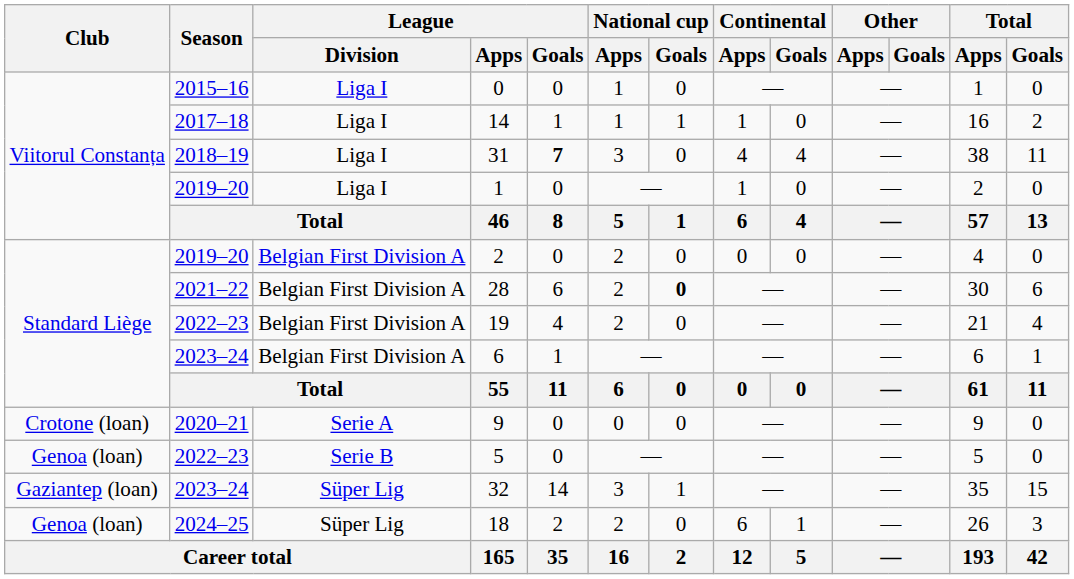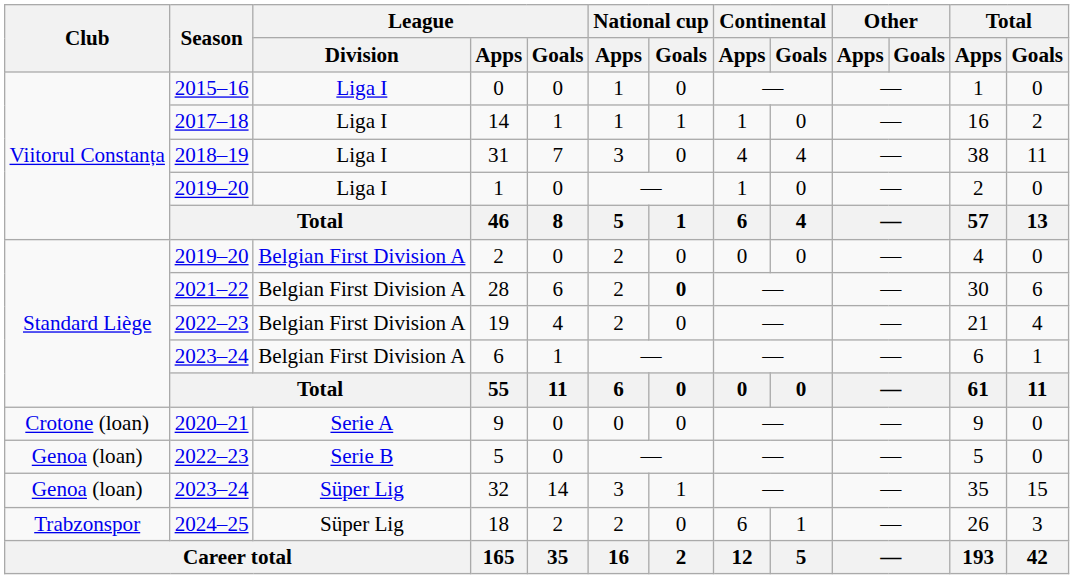(558, 155) bold -> (558, 155) normal
(87, 490) Gaziantep (loan) -> (87, 490) Genoa (loan)
(87, 523) Genoa (loan) -> (87, 523) Trabzonspor
